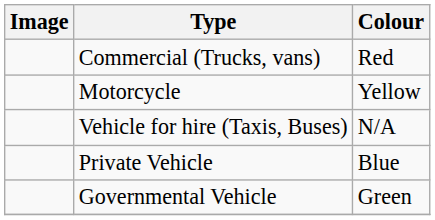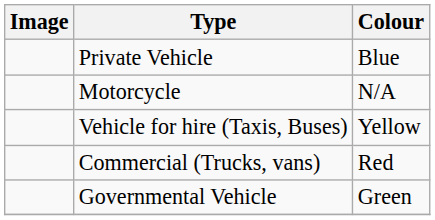rows swapped: (146, 162) <-> (200, 57)
(389, 92) Yellow -> (377, 92) N/A
(377, 127) N/A -> (389, 127) Yellow
